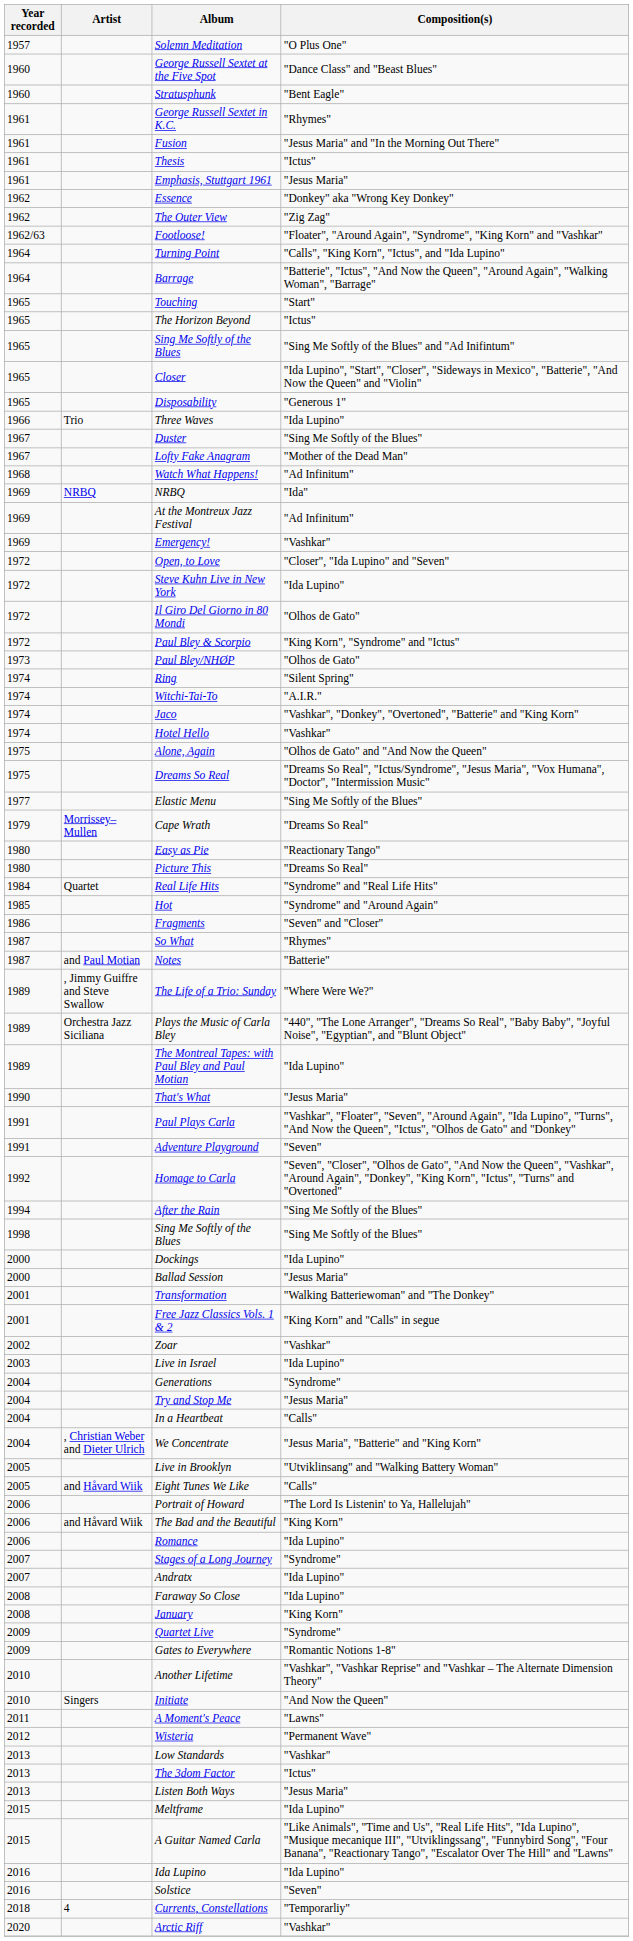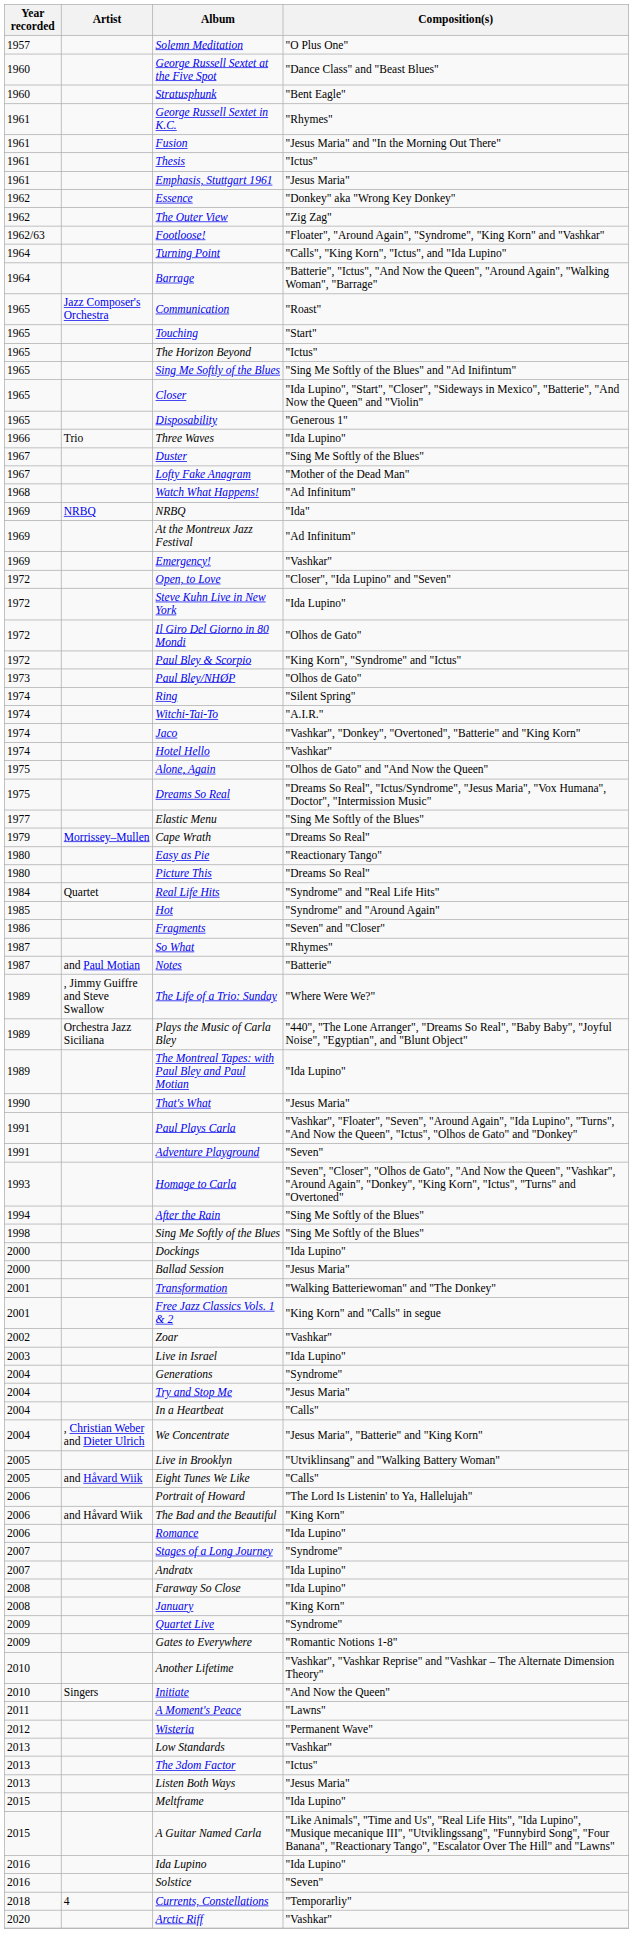+ row: (192, 309)
(19, 1178) 1992 -> (19, 1183) 1993
